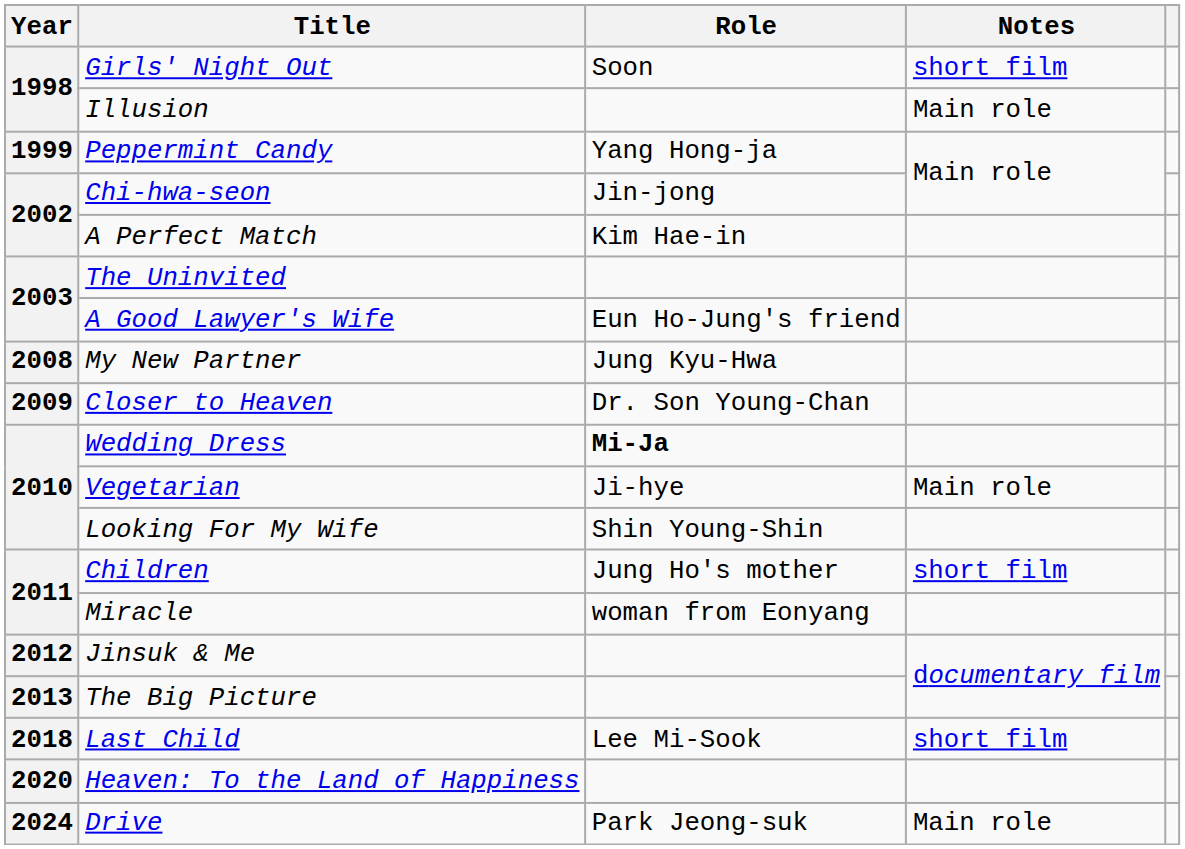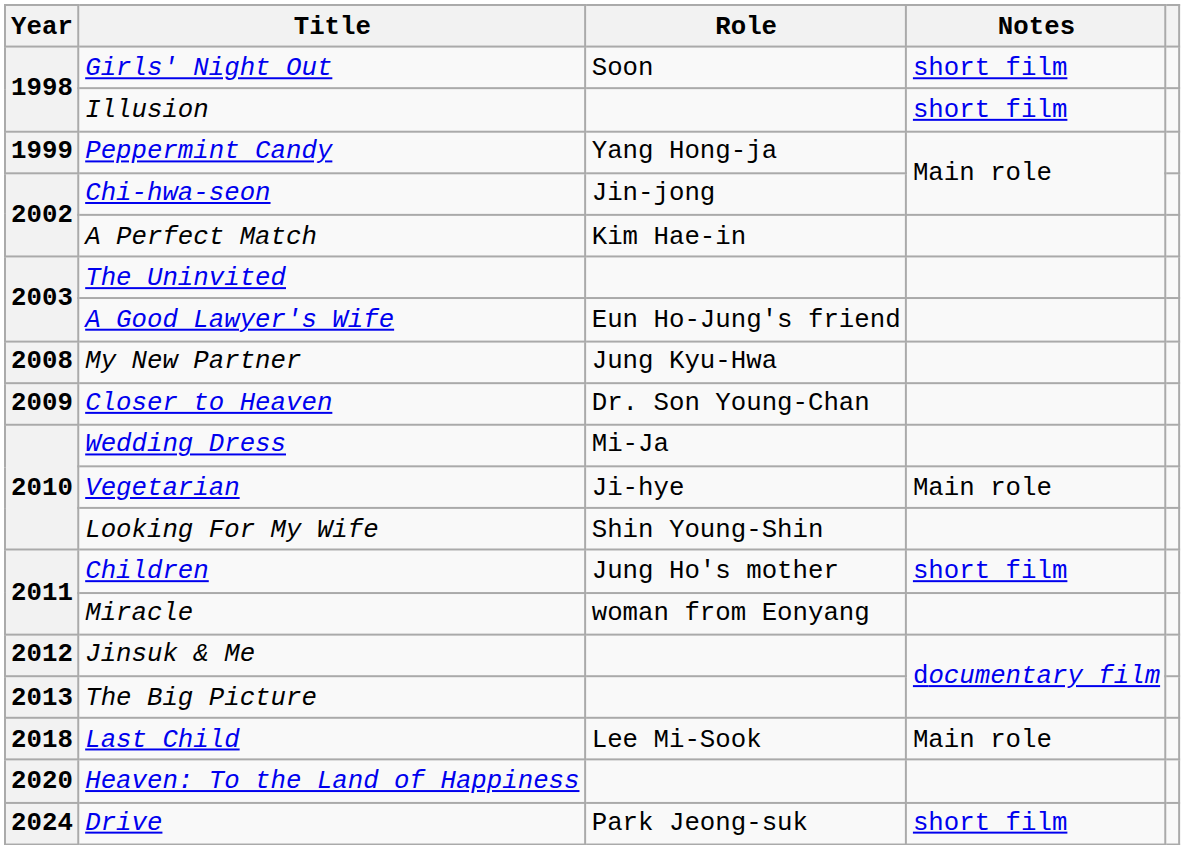(982, 110) Main role -> (990, 110) short film
(630, 445) bold -> (630, 445) normal
(990, 739) short film -> (982, 739) Main role
(982, 823) Main role -> (990, 823) short film
